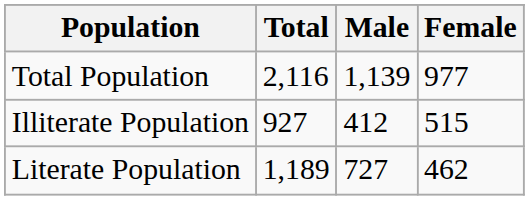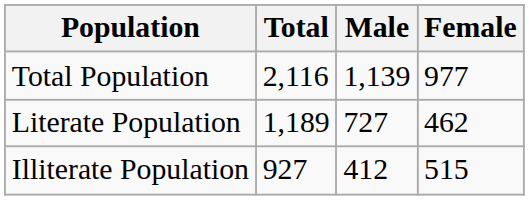rows swapped: (126, 169) <-> (130, 122)
